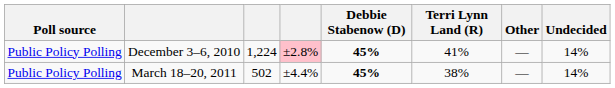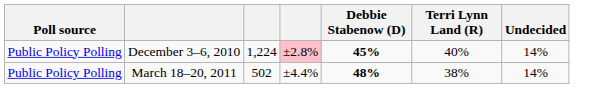- column: (522, 30)
(457, 51) 41% -> (457, 51) 40%
(366, 72) 45% -> (366, 72) 48%
